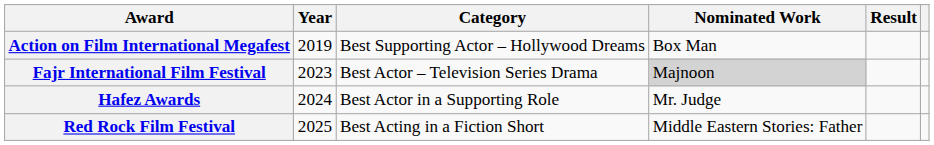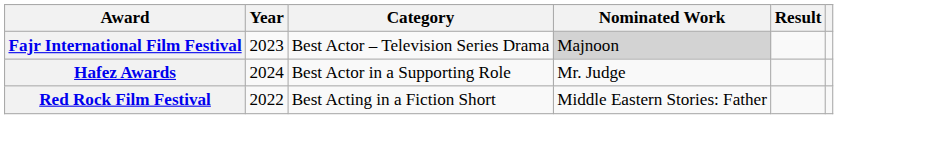- row: (149, 45)
(315, 126) 2025 -> (267, 99) 2022
